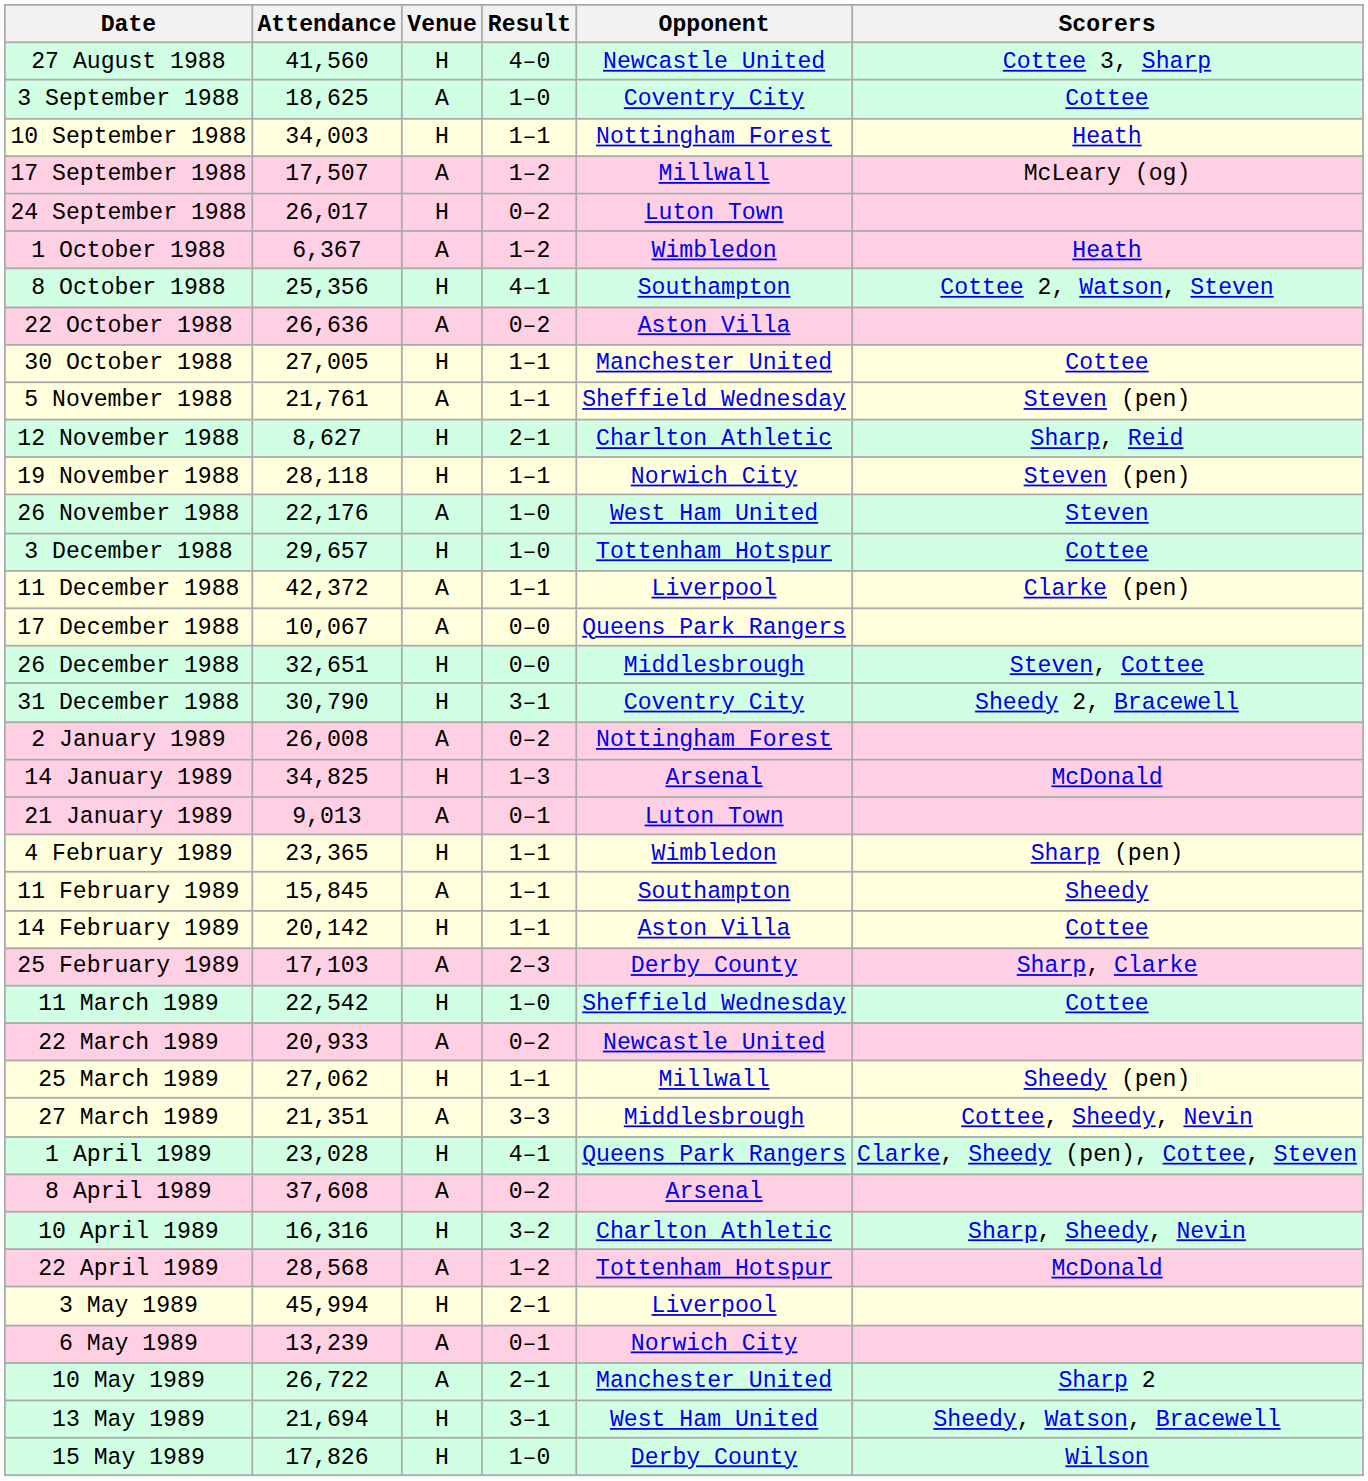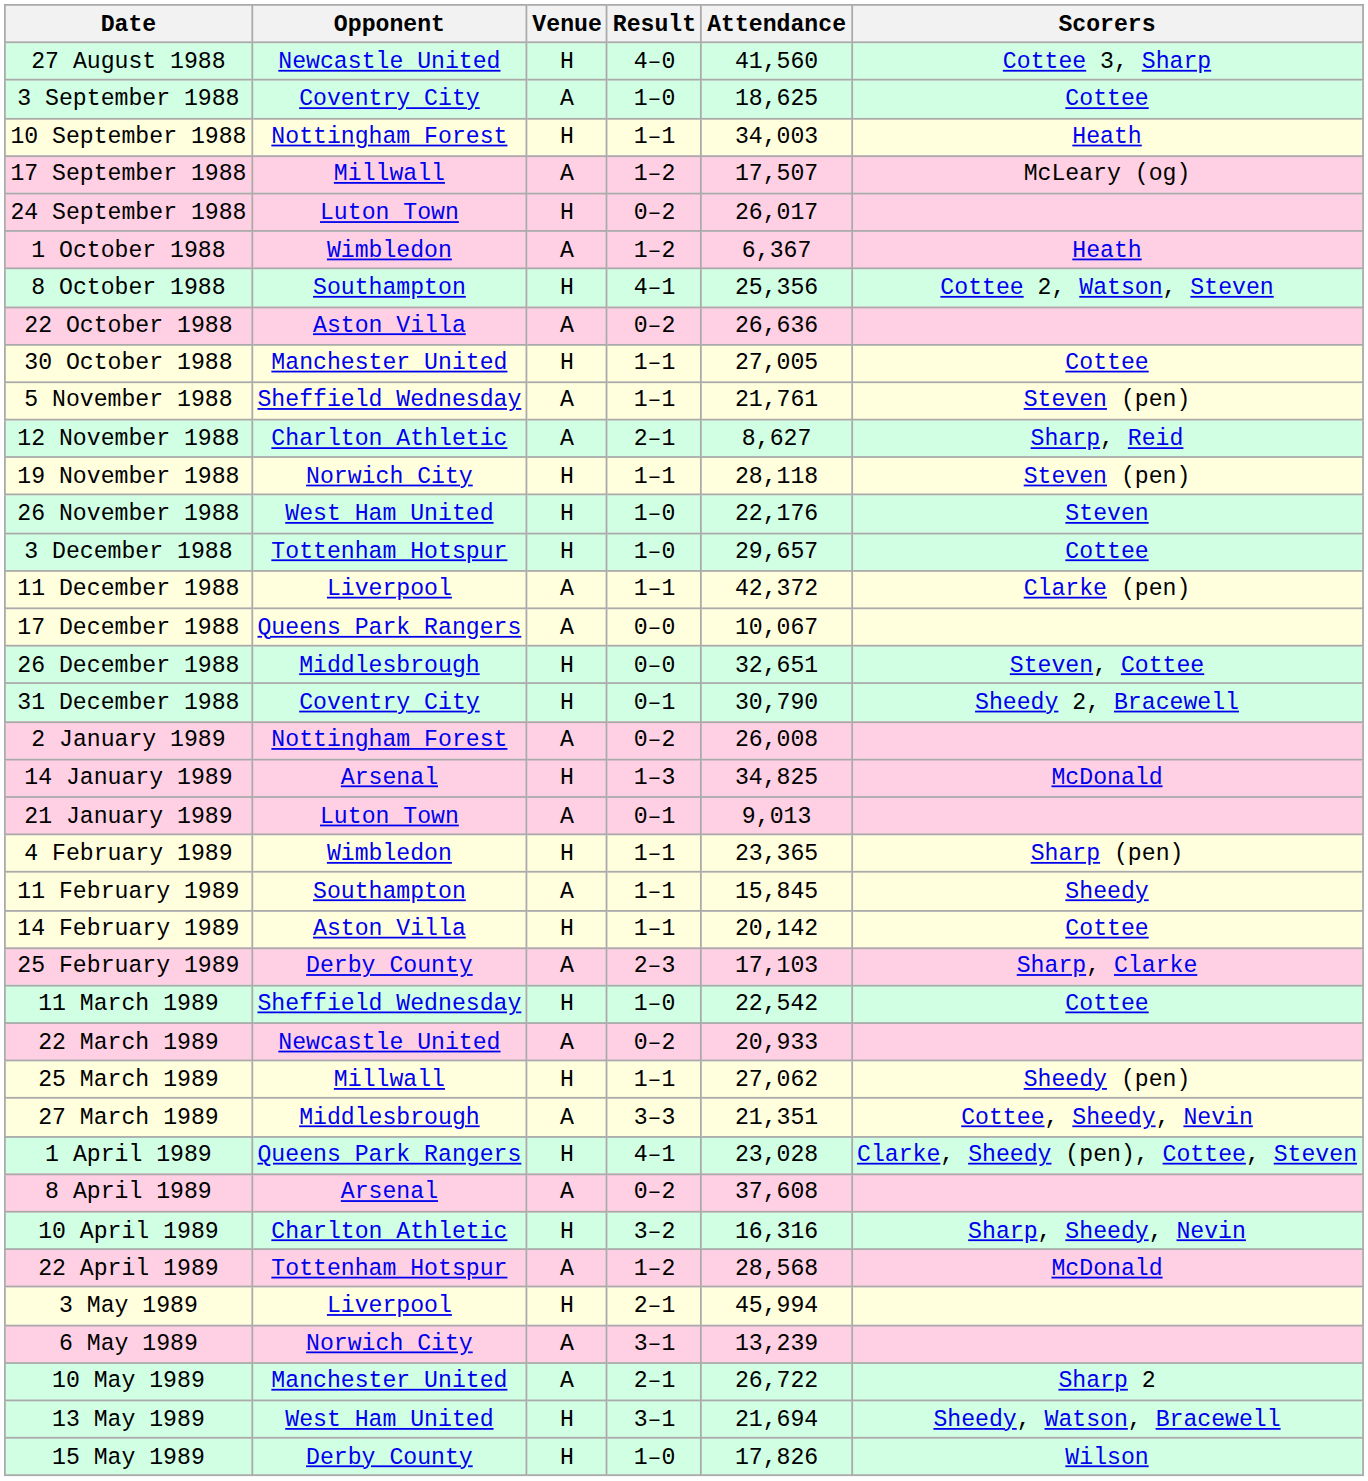columns swapped: (714, 24) <-> (327, 24)
(442, 439) H -> (567, 439) A
(442, 514) A -> (567, 514) H
(529, 703) 3–1 -> (654, 703) 0–1
(529, 1344) 0–1 -> (654, 1344) 3–1
